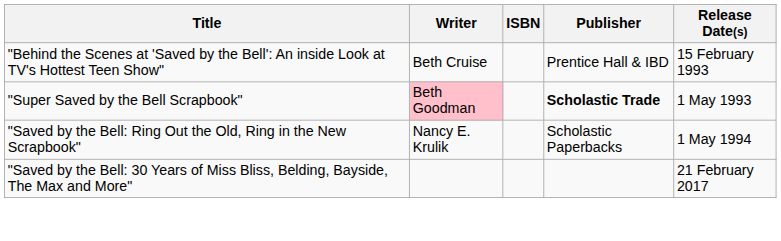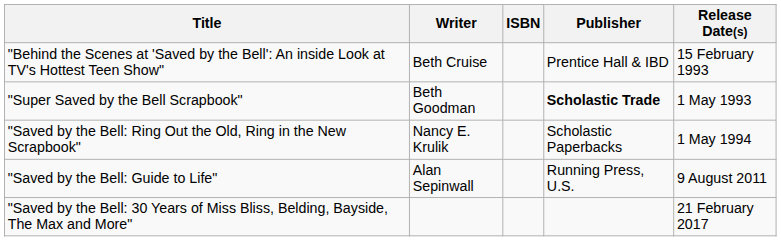(444, 101) pink background -> (444, 101) no background
+ row: (113, 178)
